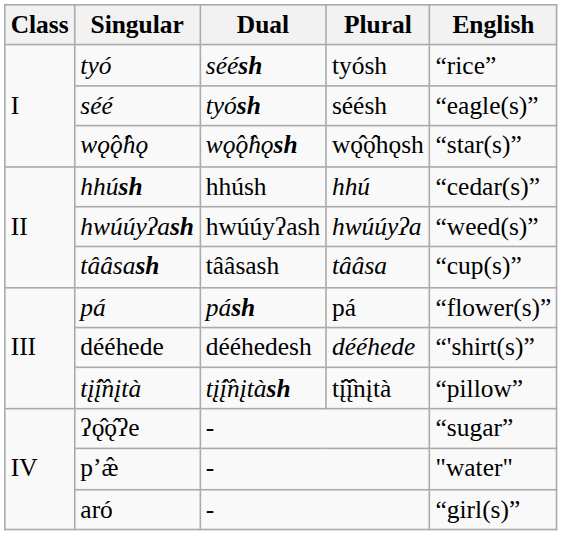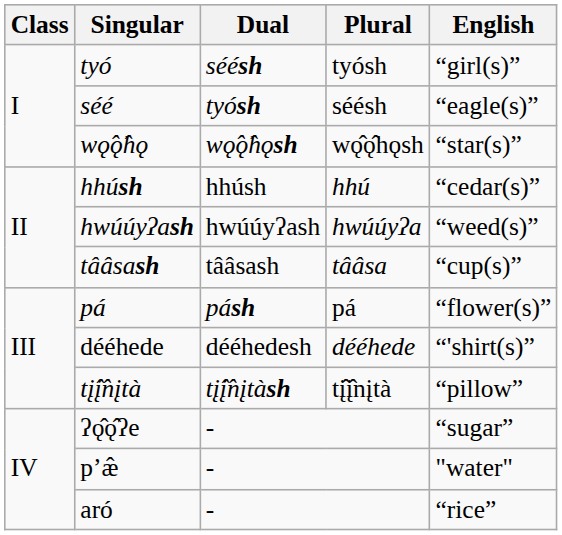(466, 65) “rice” -> (478, 65) “girl(s)”
(478, 508) “girl(s)” -> (466, 508) “rice”
